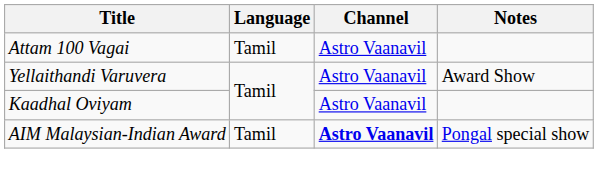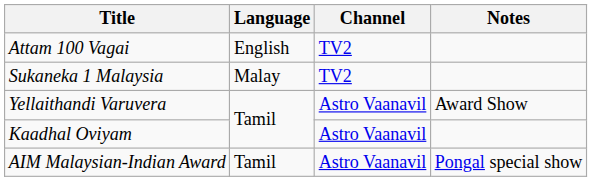(255, 47) Tamil -> (262, 47) English
(373, 47) Astro Vaanavil -> (335, 47) TV2
+ row: (86, 76)
(376, 133) bold -> (373, 162) normal
